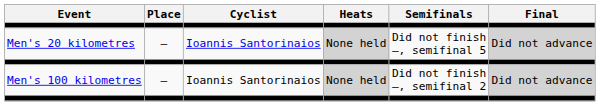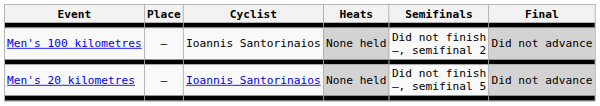rows swapped: (71, 44) <-> (74, 80)
